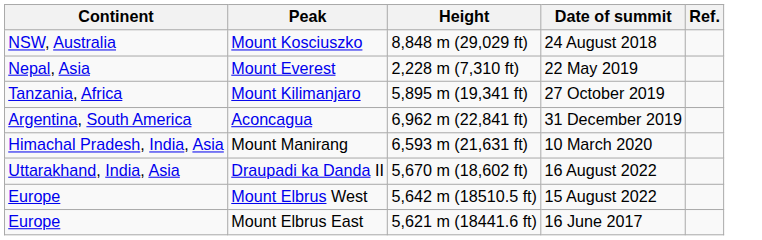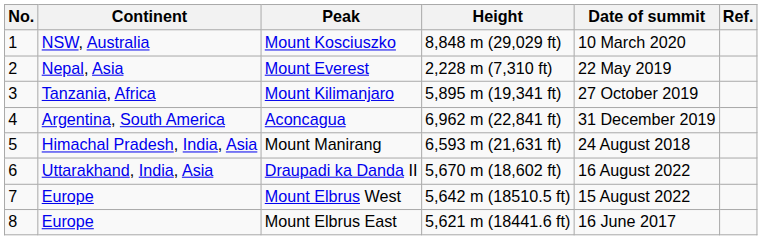+ column: (21, 17)
(601, 42) 24 August 2018 -> (632, 42) 10 March 2020
(598, 145) 10 March 2020 -> (634, 145) 24 August 2018
